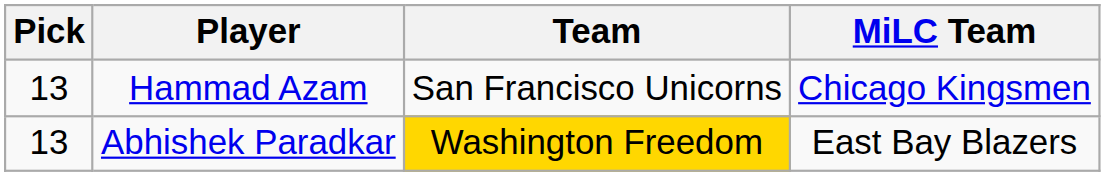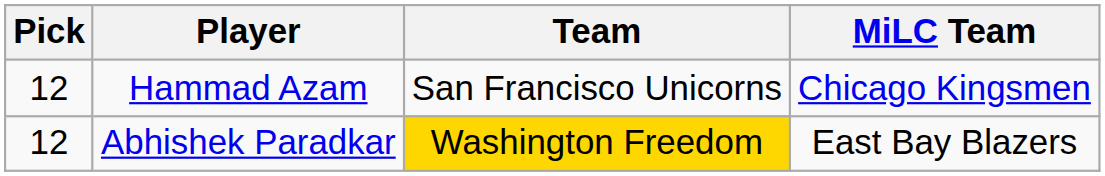(49, 87) 13 -> (49, 87) 12
(49, 142) 13 -> (49, 142) 12
